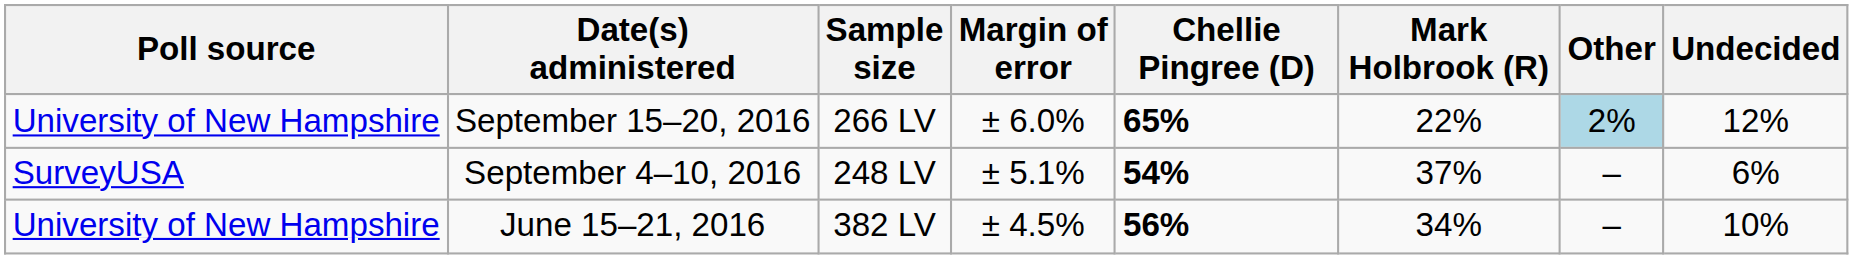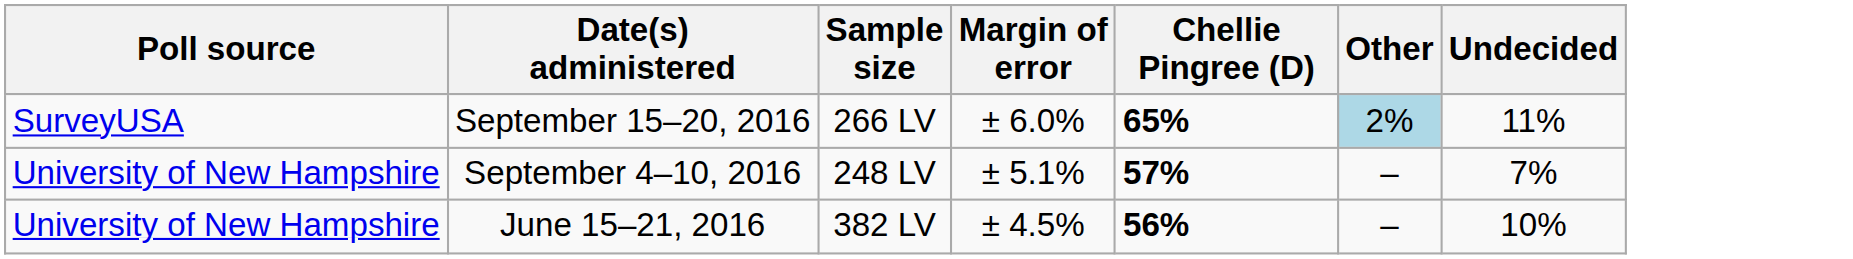- column: (1449, 49)
(226, 120) University of New Hampshire -> (98, 120) SurveyUSA
(1756, 120) 12% -> (1534, 120) 11%
(98, 173) SurveyUSA -> (226, 173) University of New Hampshire
(1156, 173) 54% -> (1156, 173) 57%
(1756, 173) 6% -> (1534, 173) 7%
